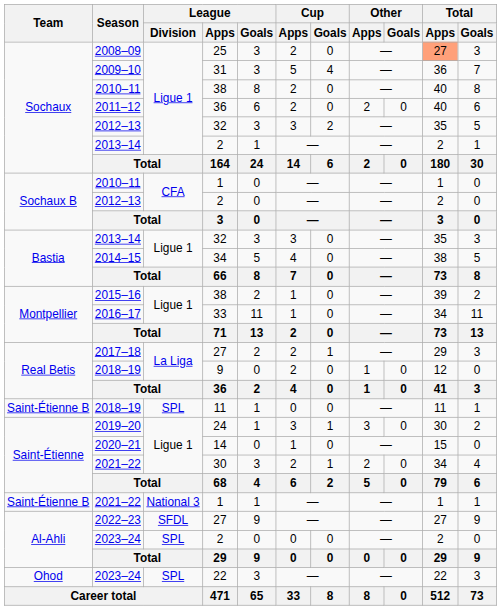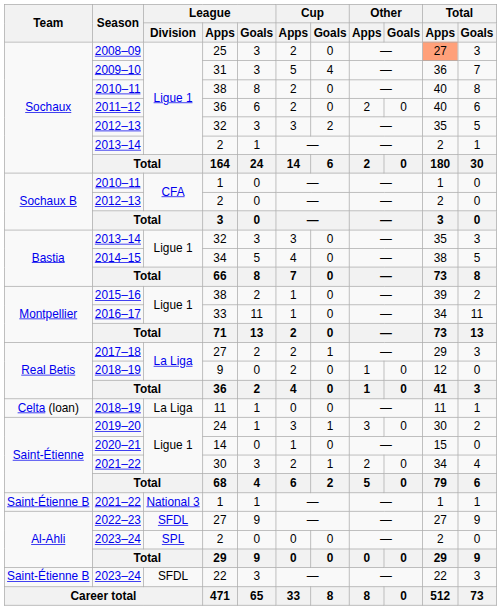(48, 408) Saint-Étienne B -> (48, 408) Celta (loan)
(173, 408) SPL -> (173, 408) La Liga
(48, 577) Ohod -> (48, 577) Saint-Étienne B
(173, 577) SPL -> (173, 577) SFDL
